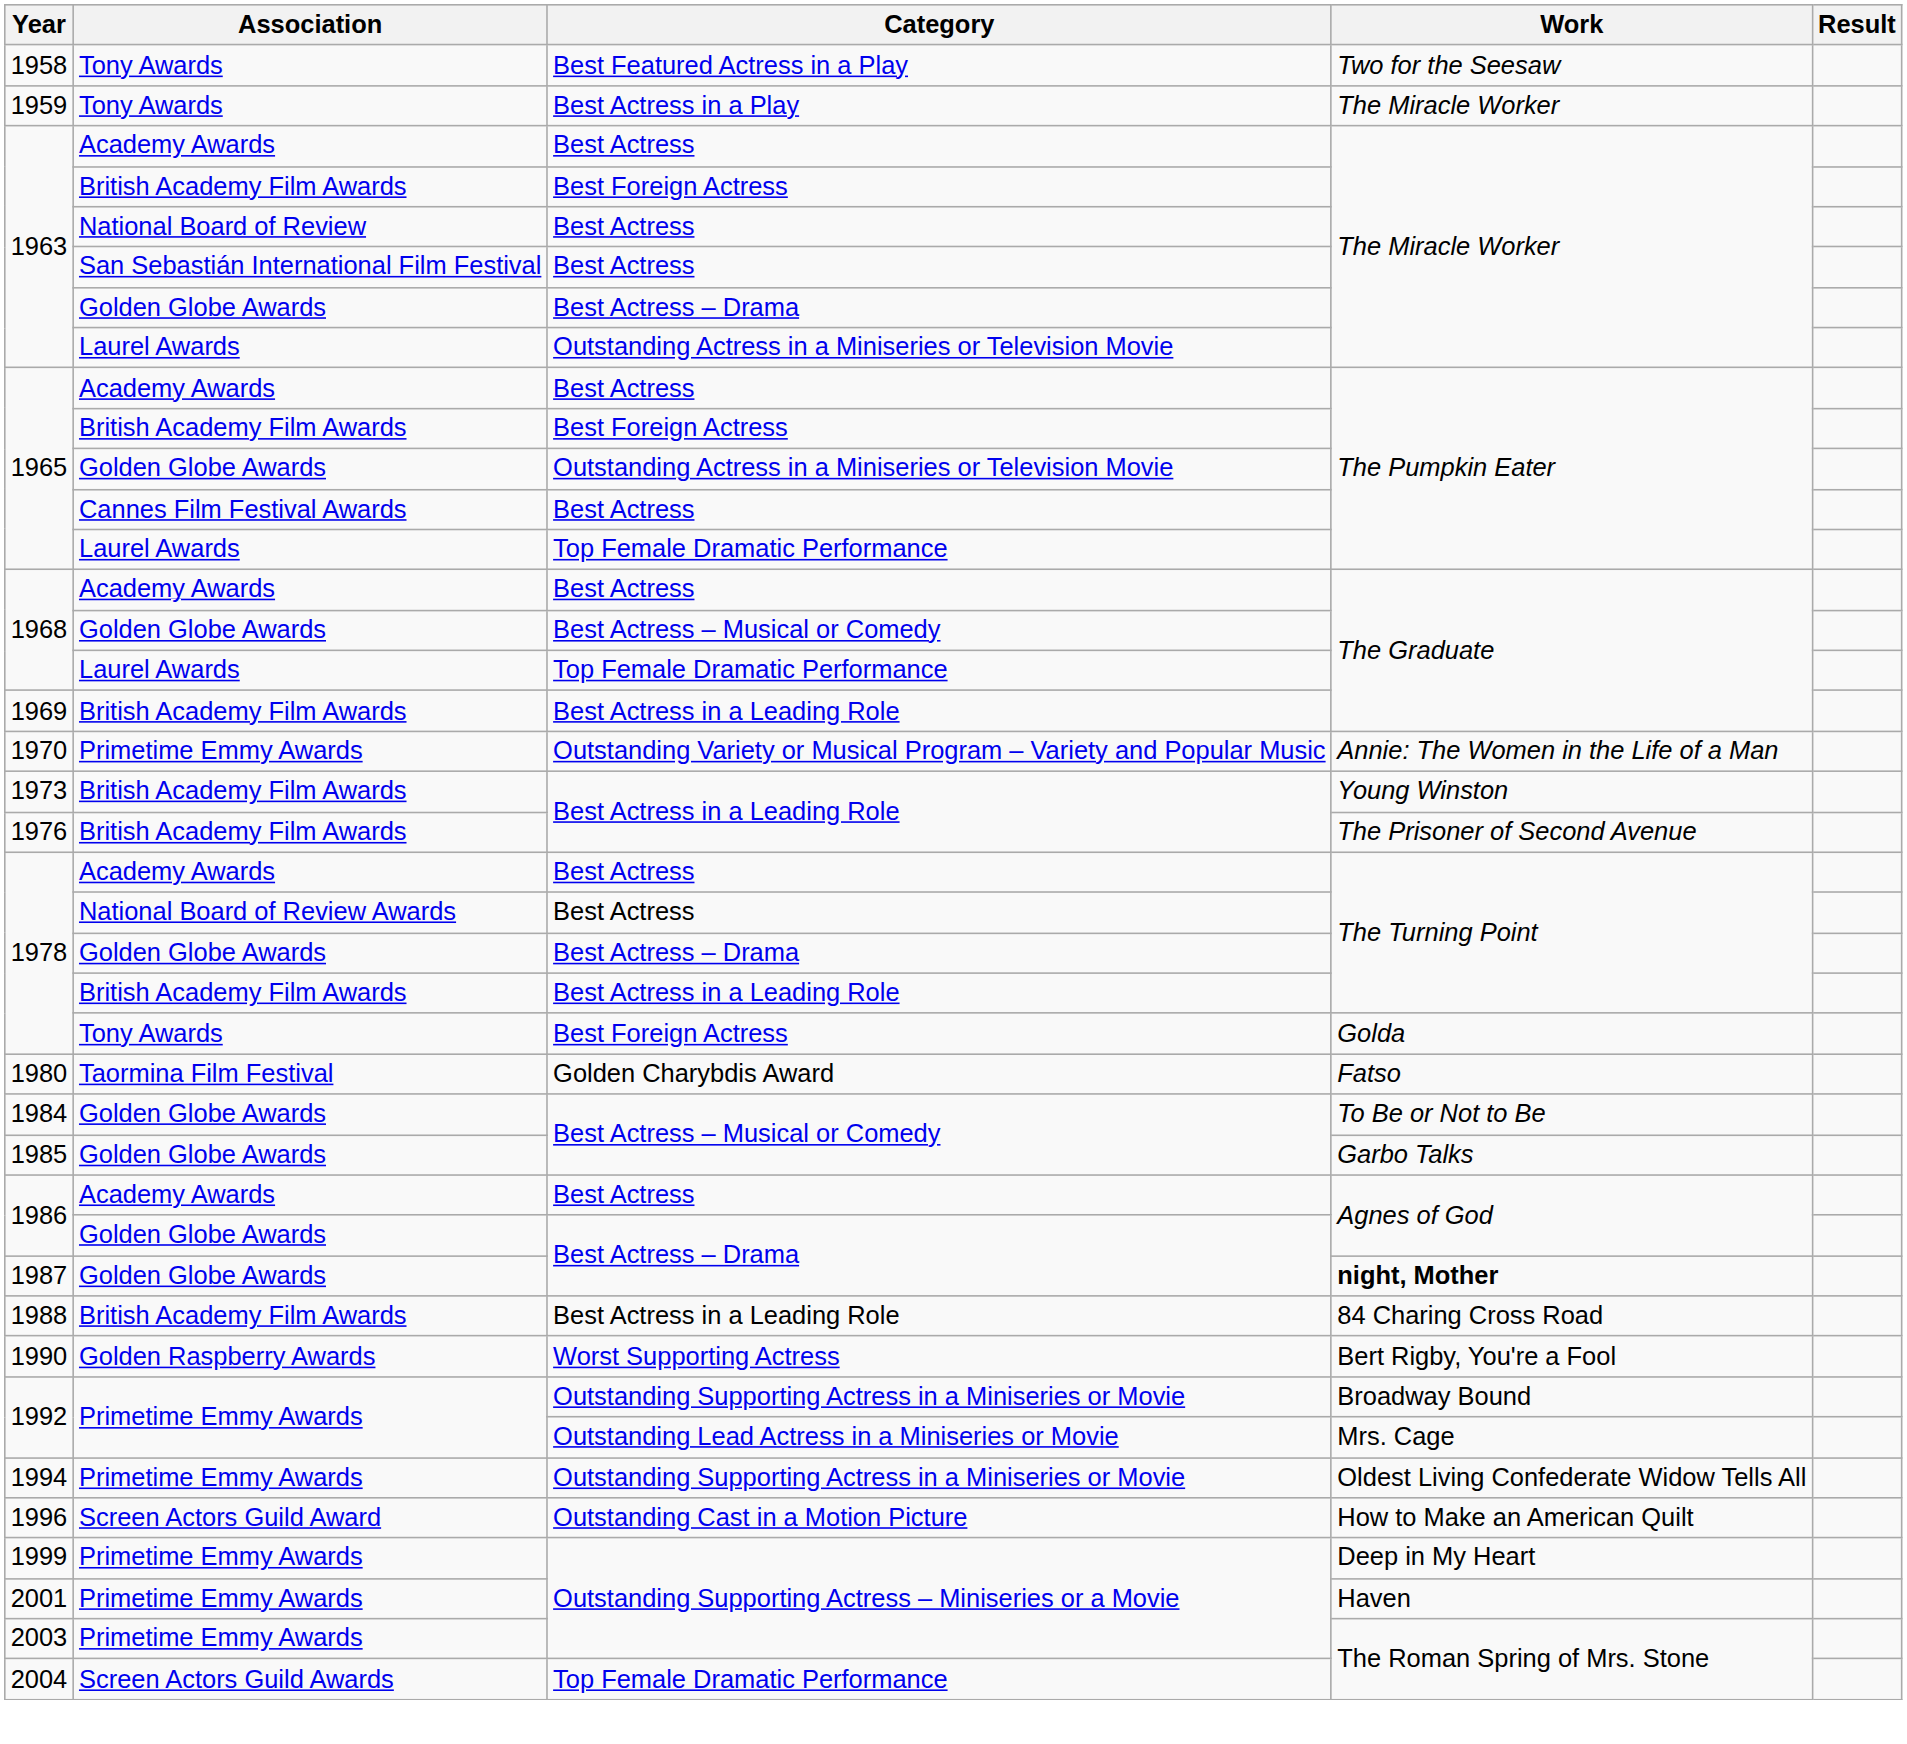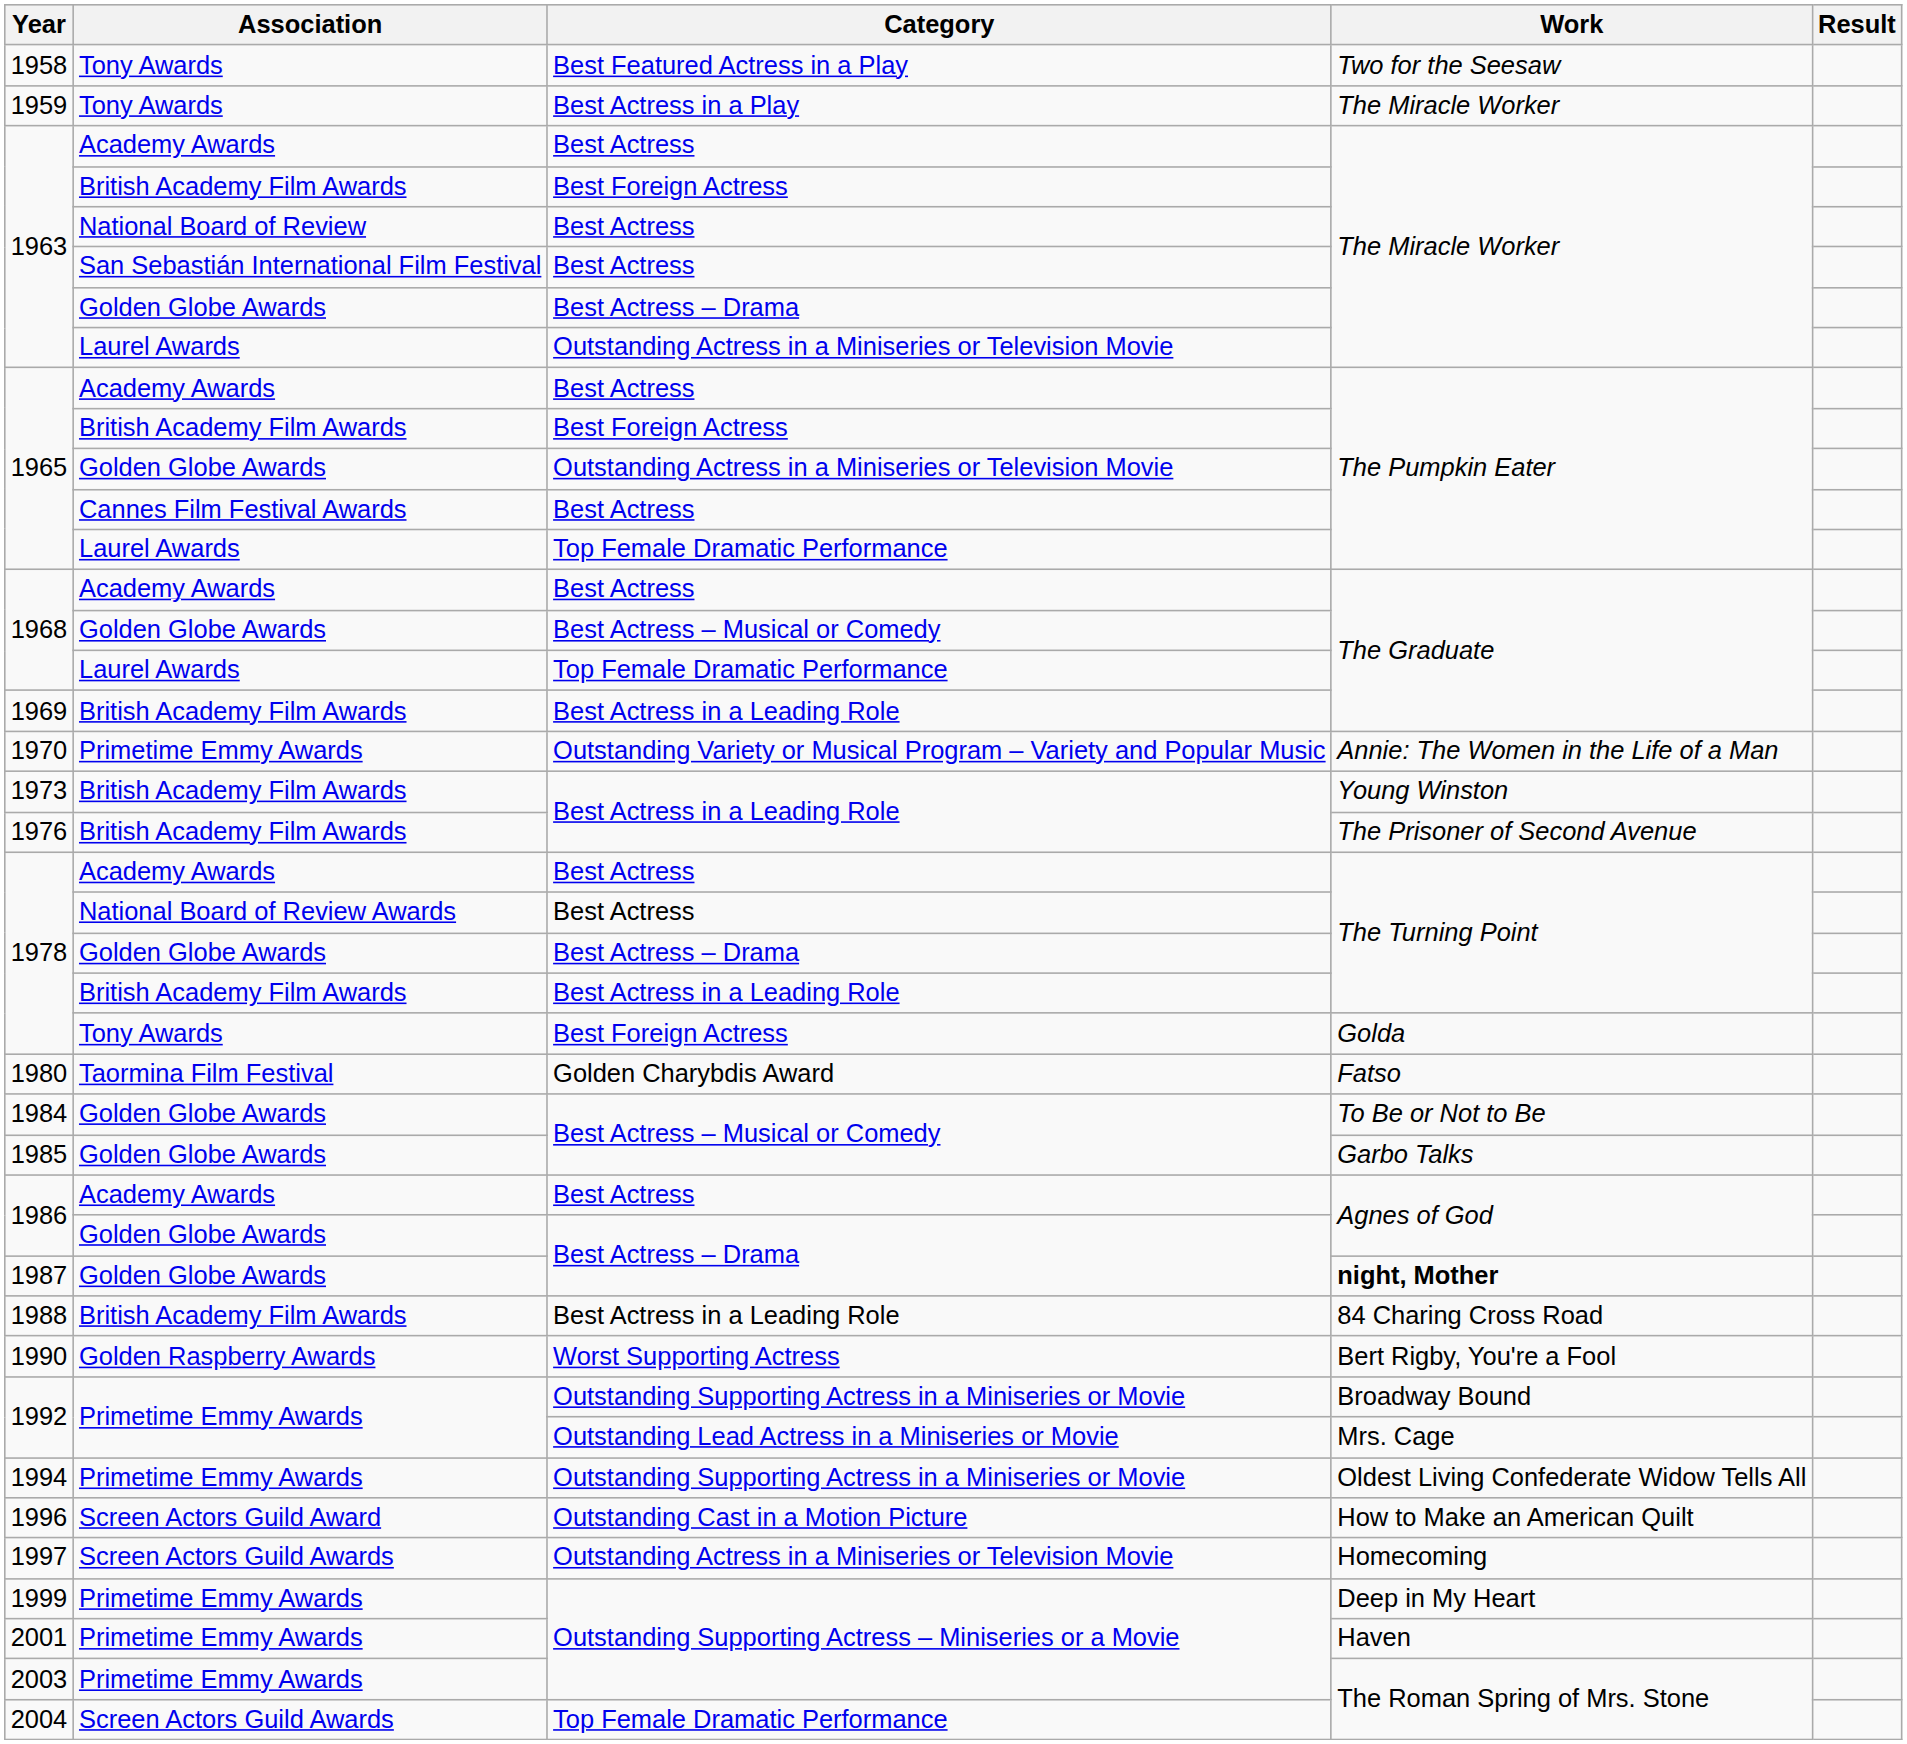+ row: (39, 1557)
